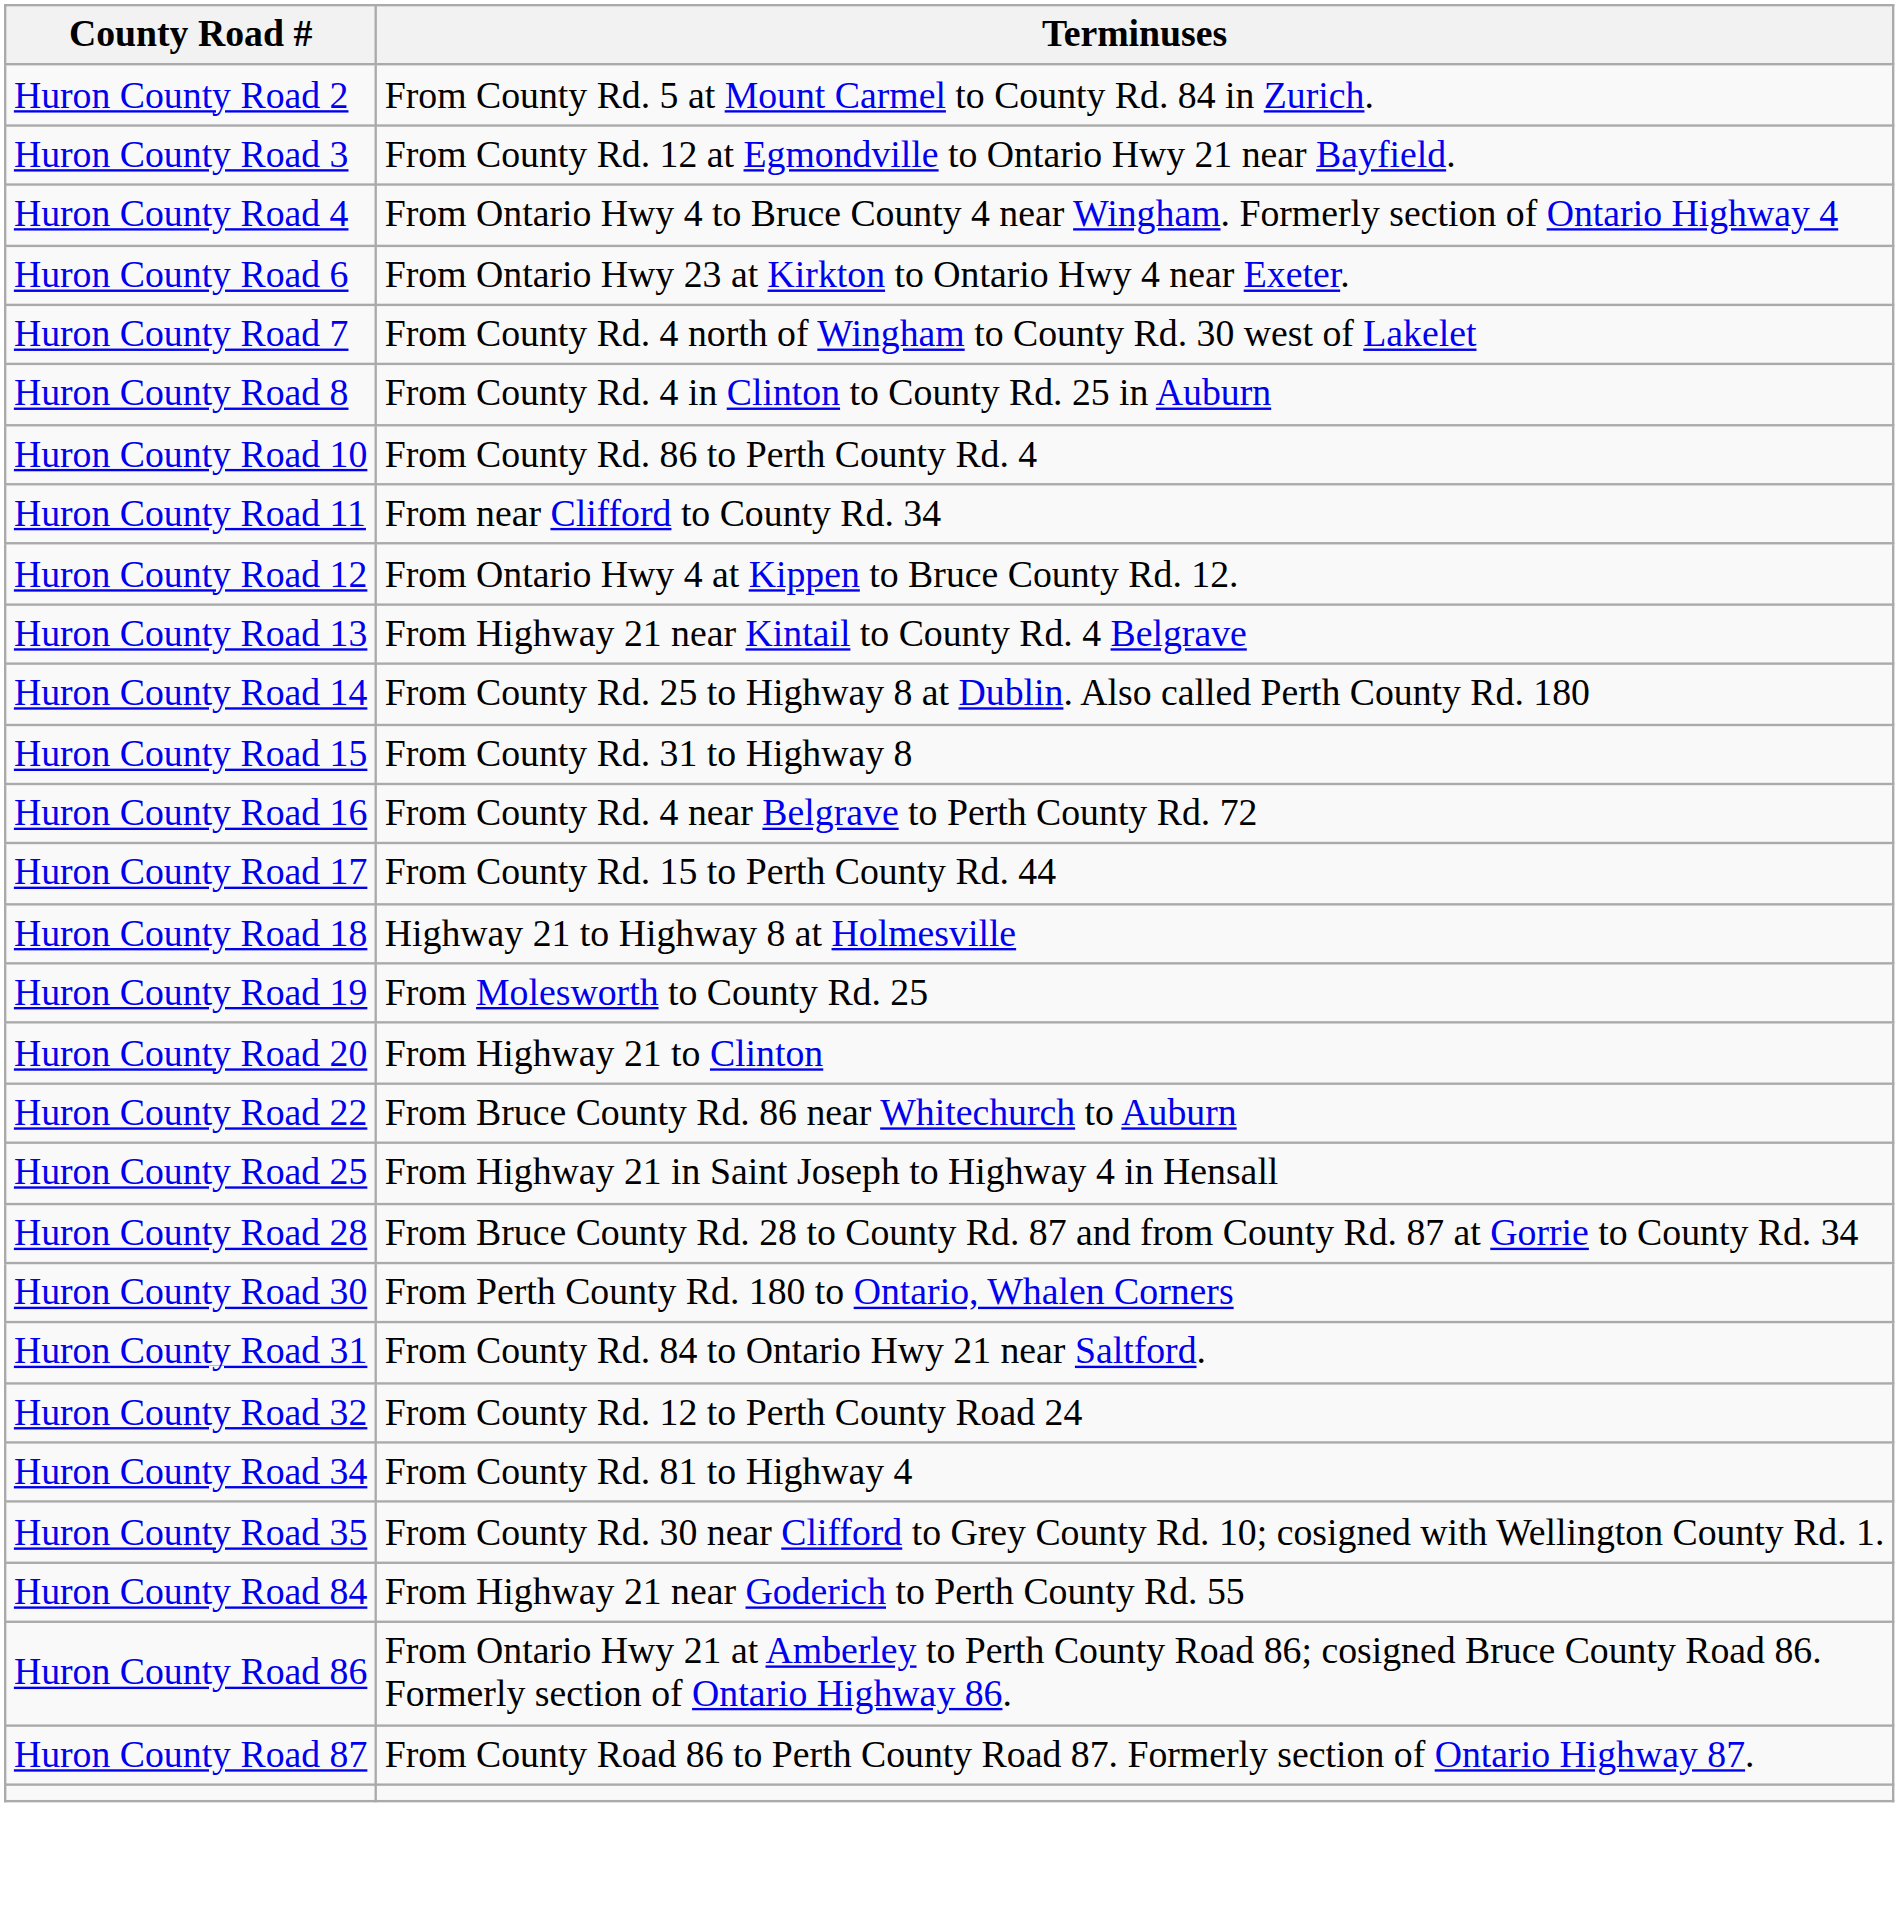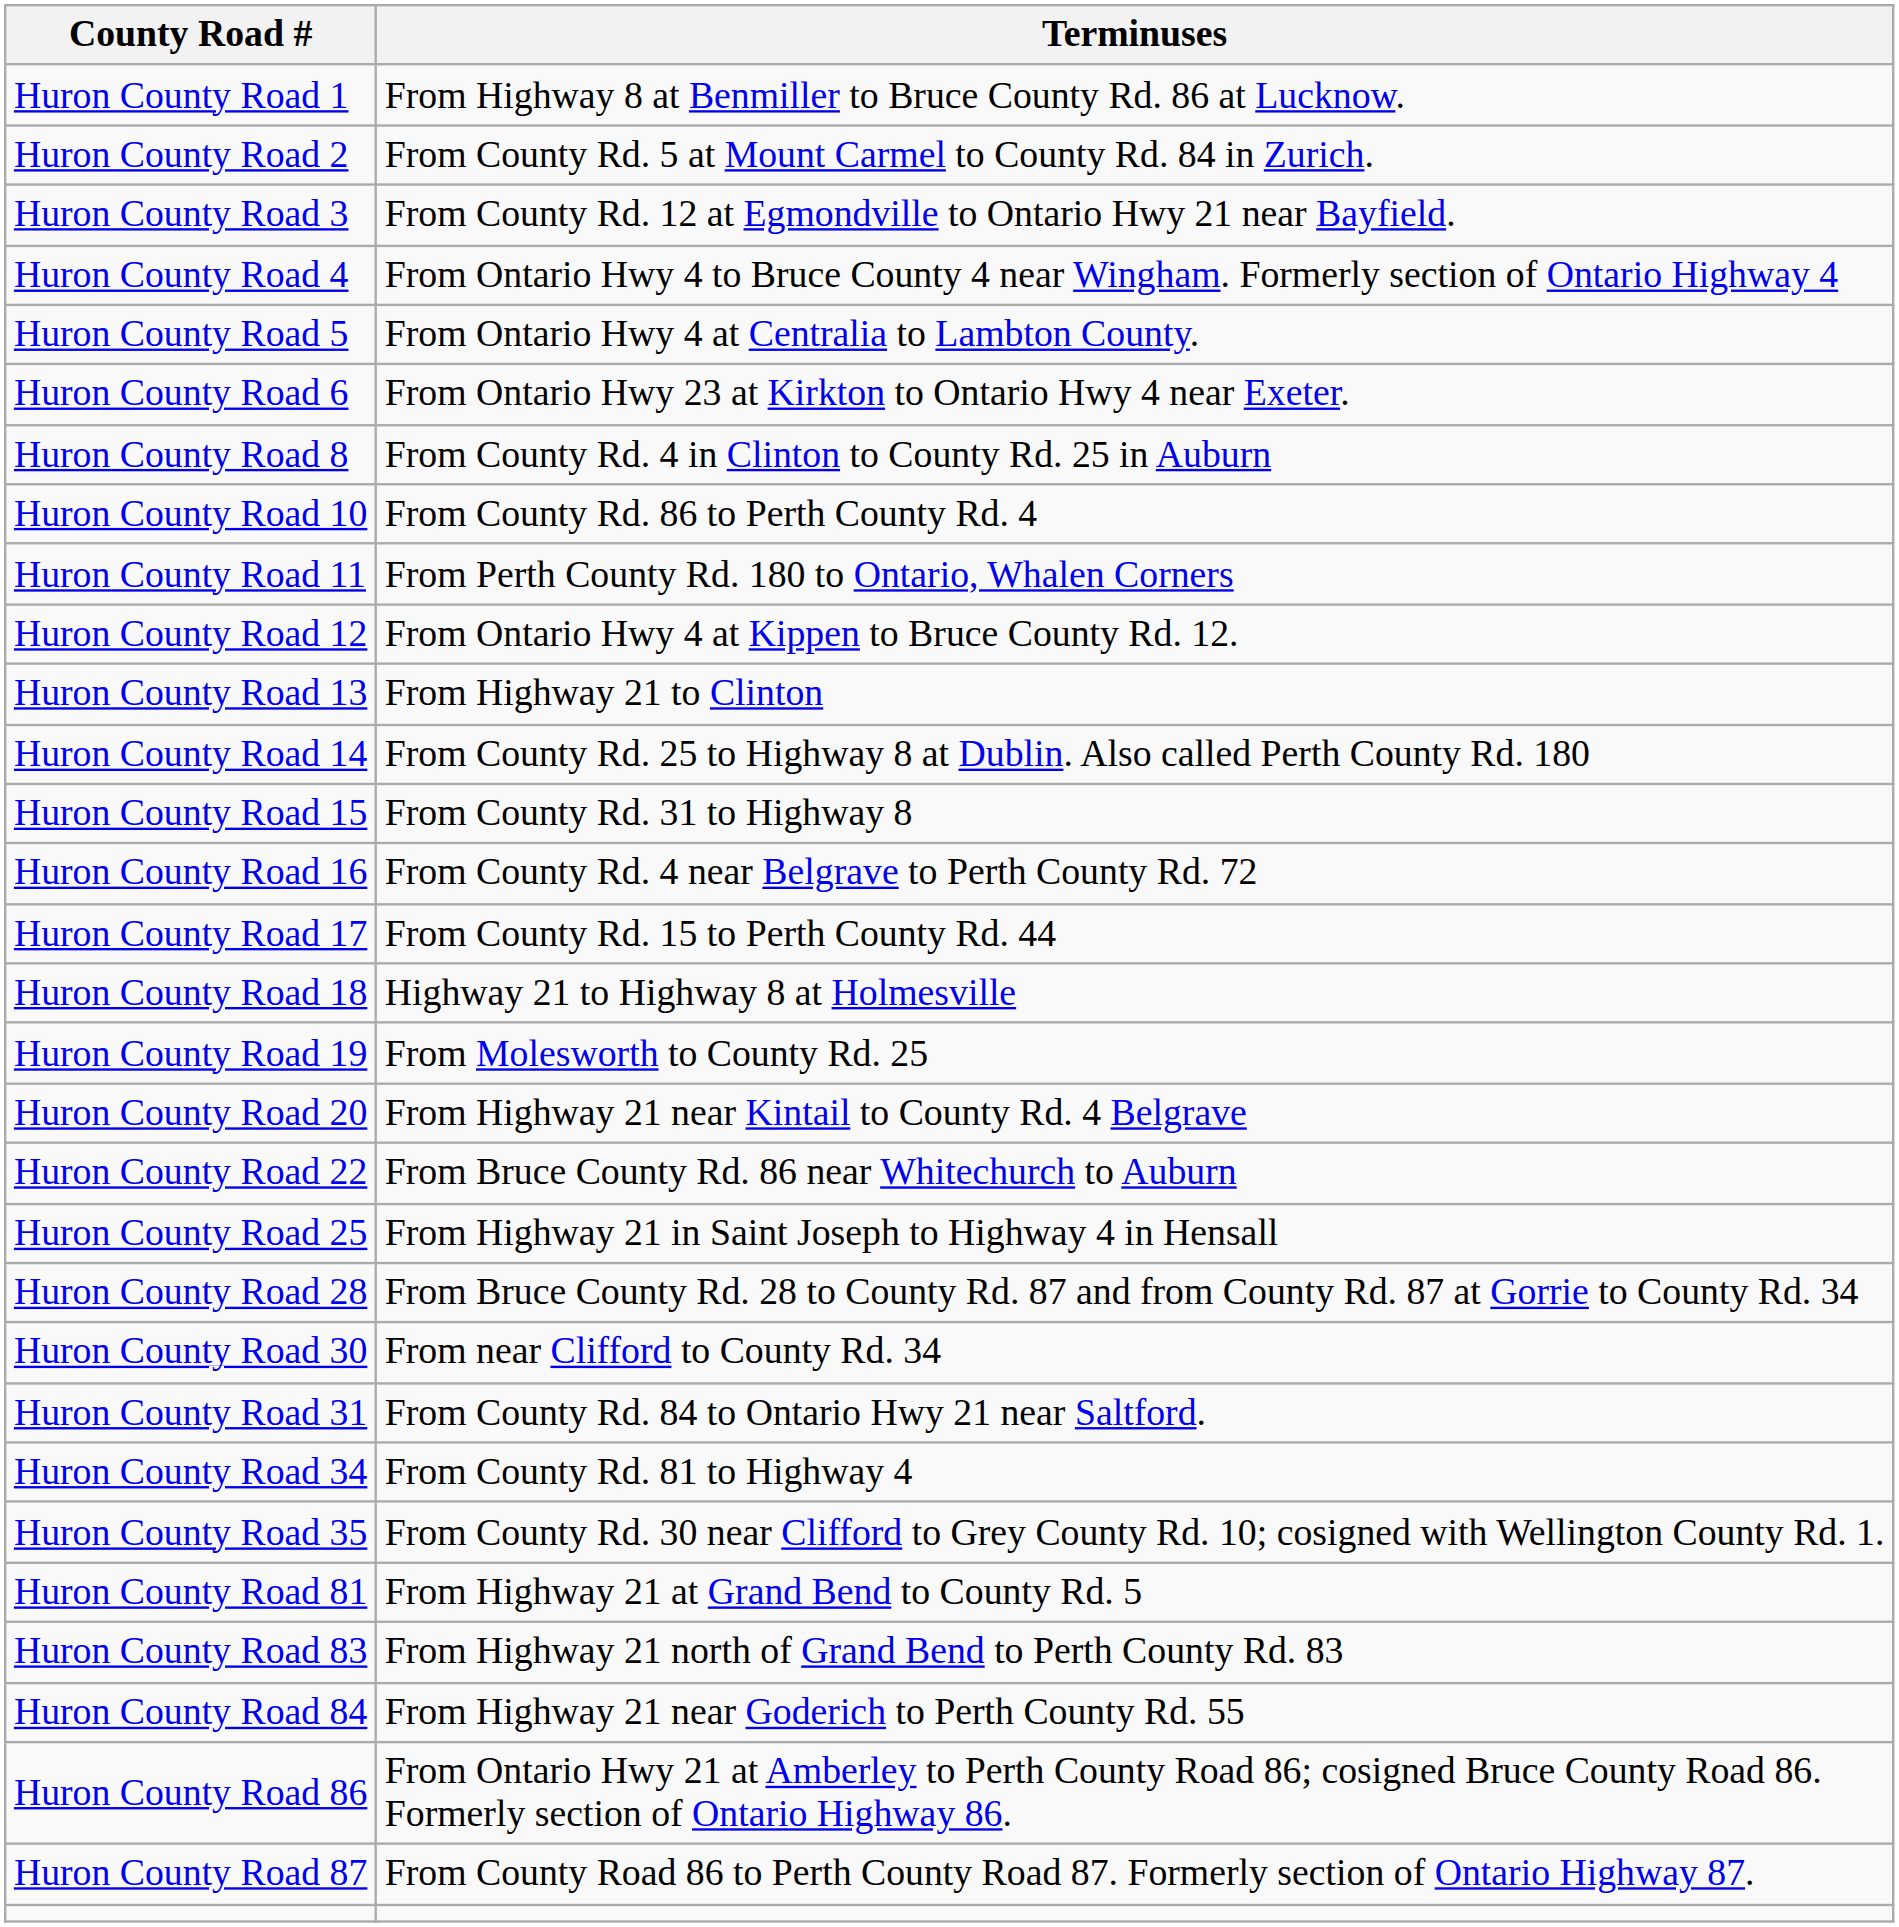+ row: (181, 94)
+ row: (181, 333)
- row: (181, 333)
(663, 513) From near Clifford to County Rd. 34 -> (809, 573) From Perth County Rd. 180 to Ontario, Whalen Corners
(816, 633) From Highway 21 near Kintail to County Rd. 4 Belgrave -> (604, 693) From Highway 21 to Clinton
(604, 1052) From Highway 21 to Clinton -> (816, 1112) From Highway 21 near Kintail to County Rd. 4 Belgrave
(809, 1292) From Perth County Rd. 180 to Ontario, Whalen Corners -> (663, 1351) From near Clifford to County Rd. 34
- row: (191, 1411)
+ row: (191, 1591)
+ row: (191, 1651)
